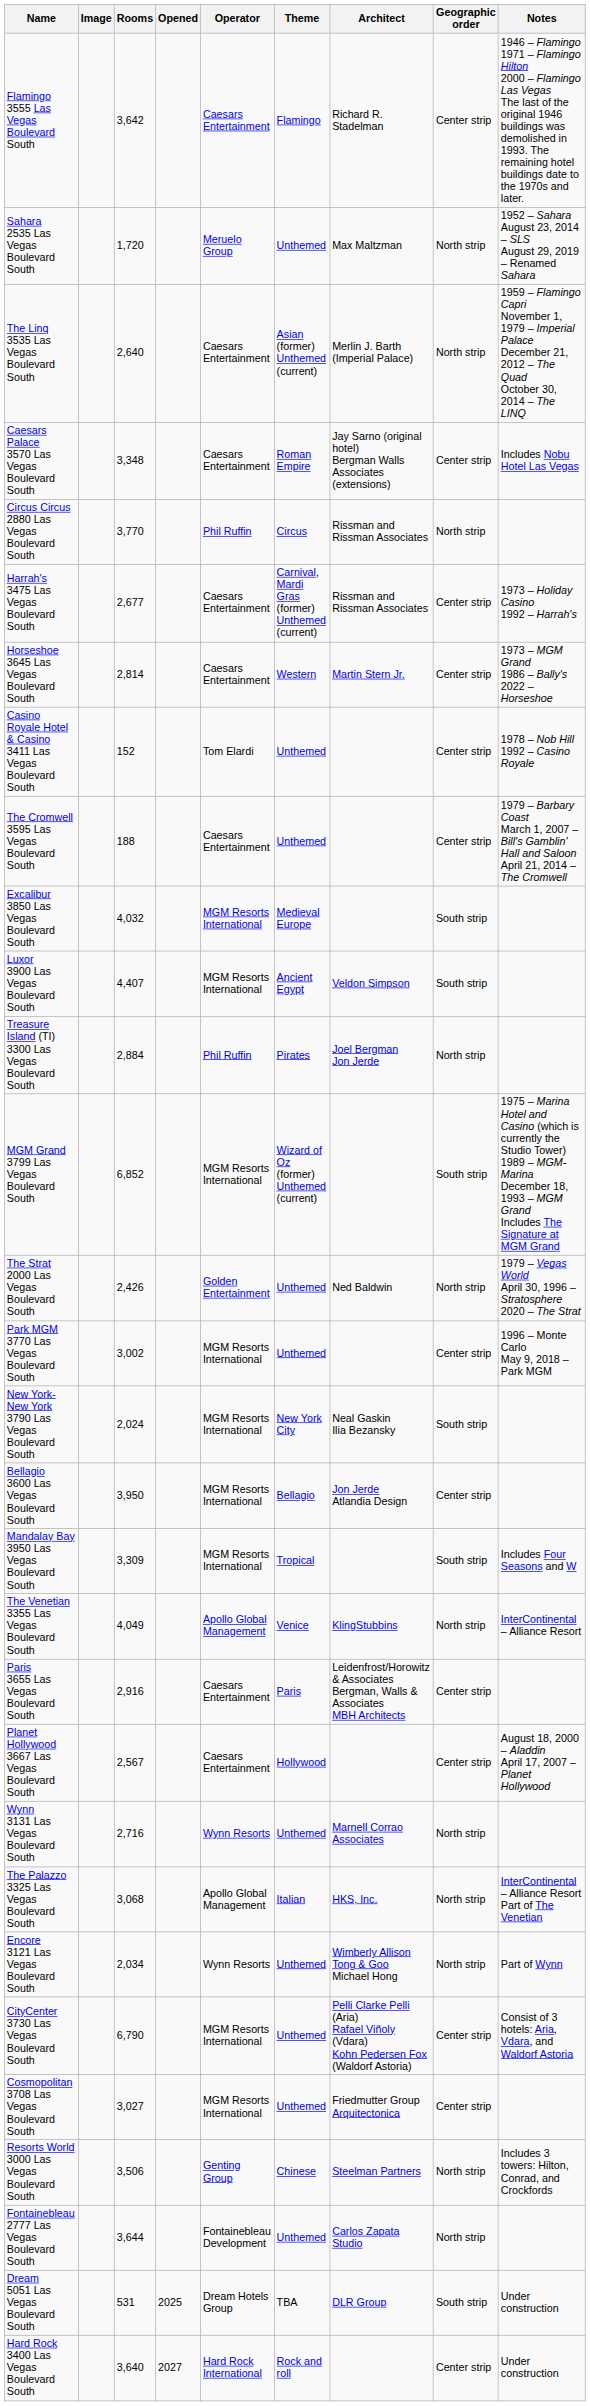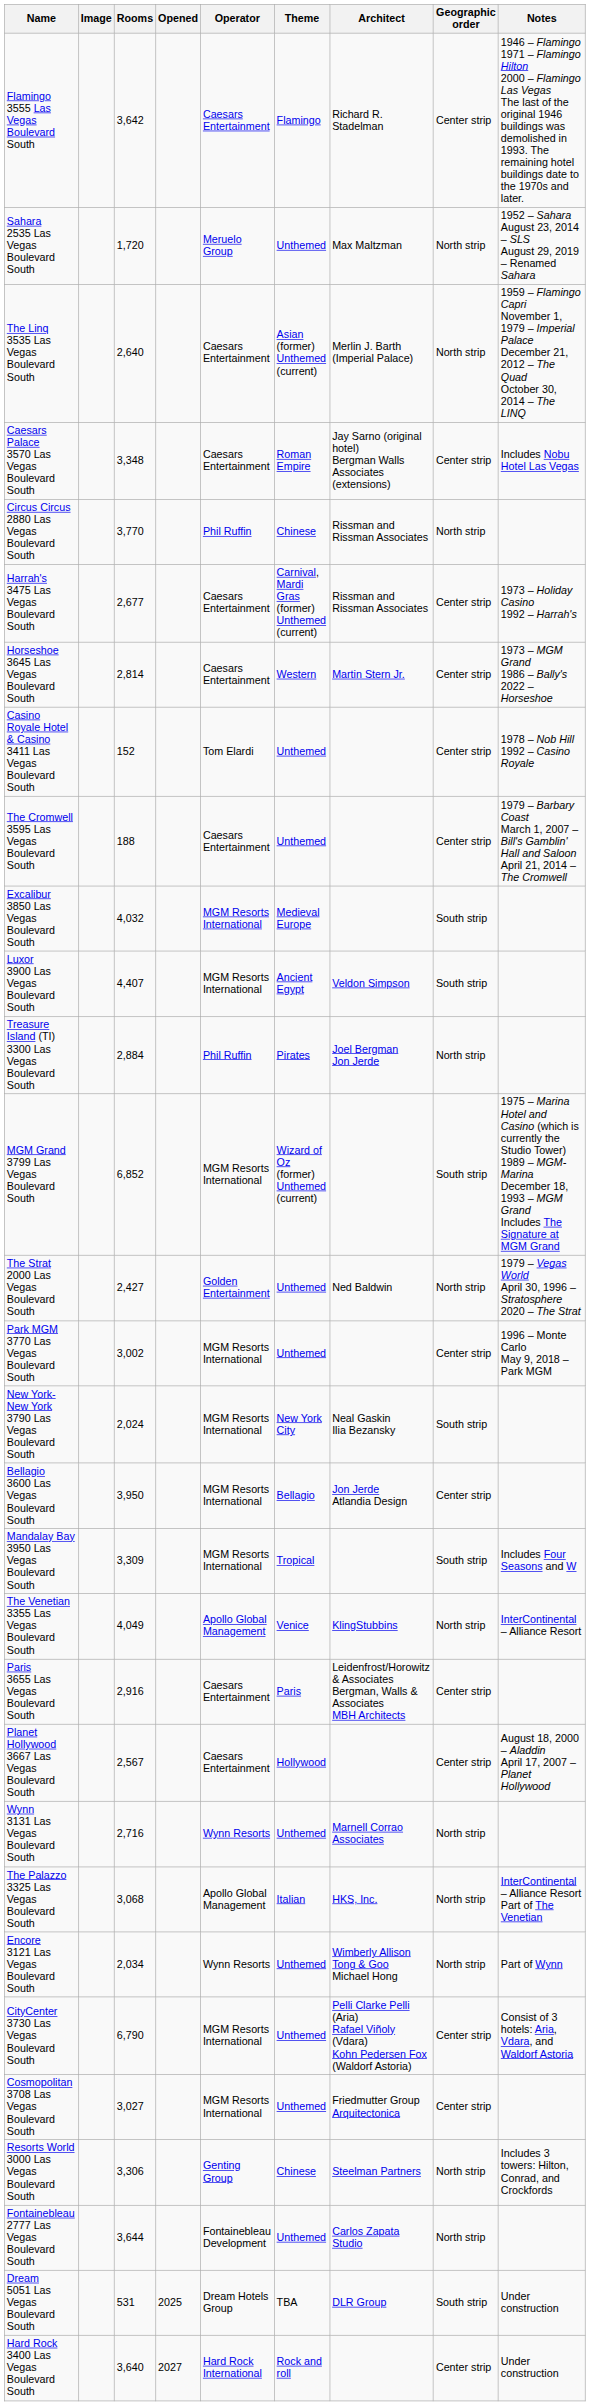(292, 532) Circus -> (296, 532) Chinese
(130, 1288) 2,426 -> (130, 1288) 2,427
(130, 2172) 3,506 -> (130, 2172) 3,306
